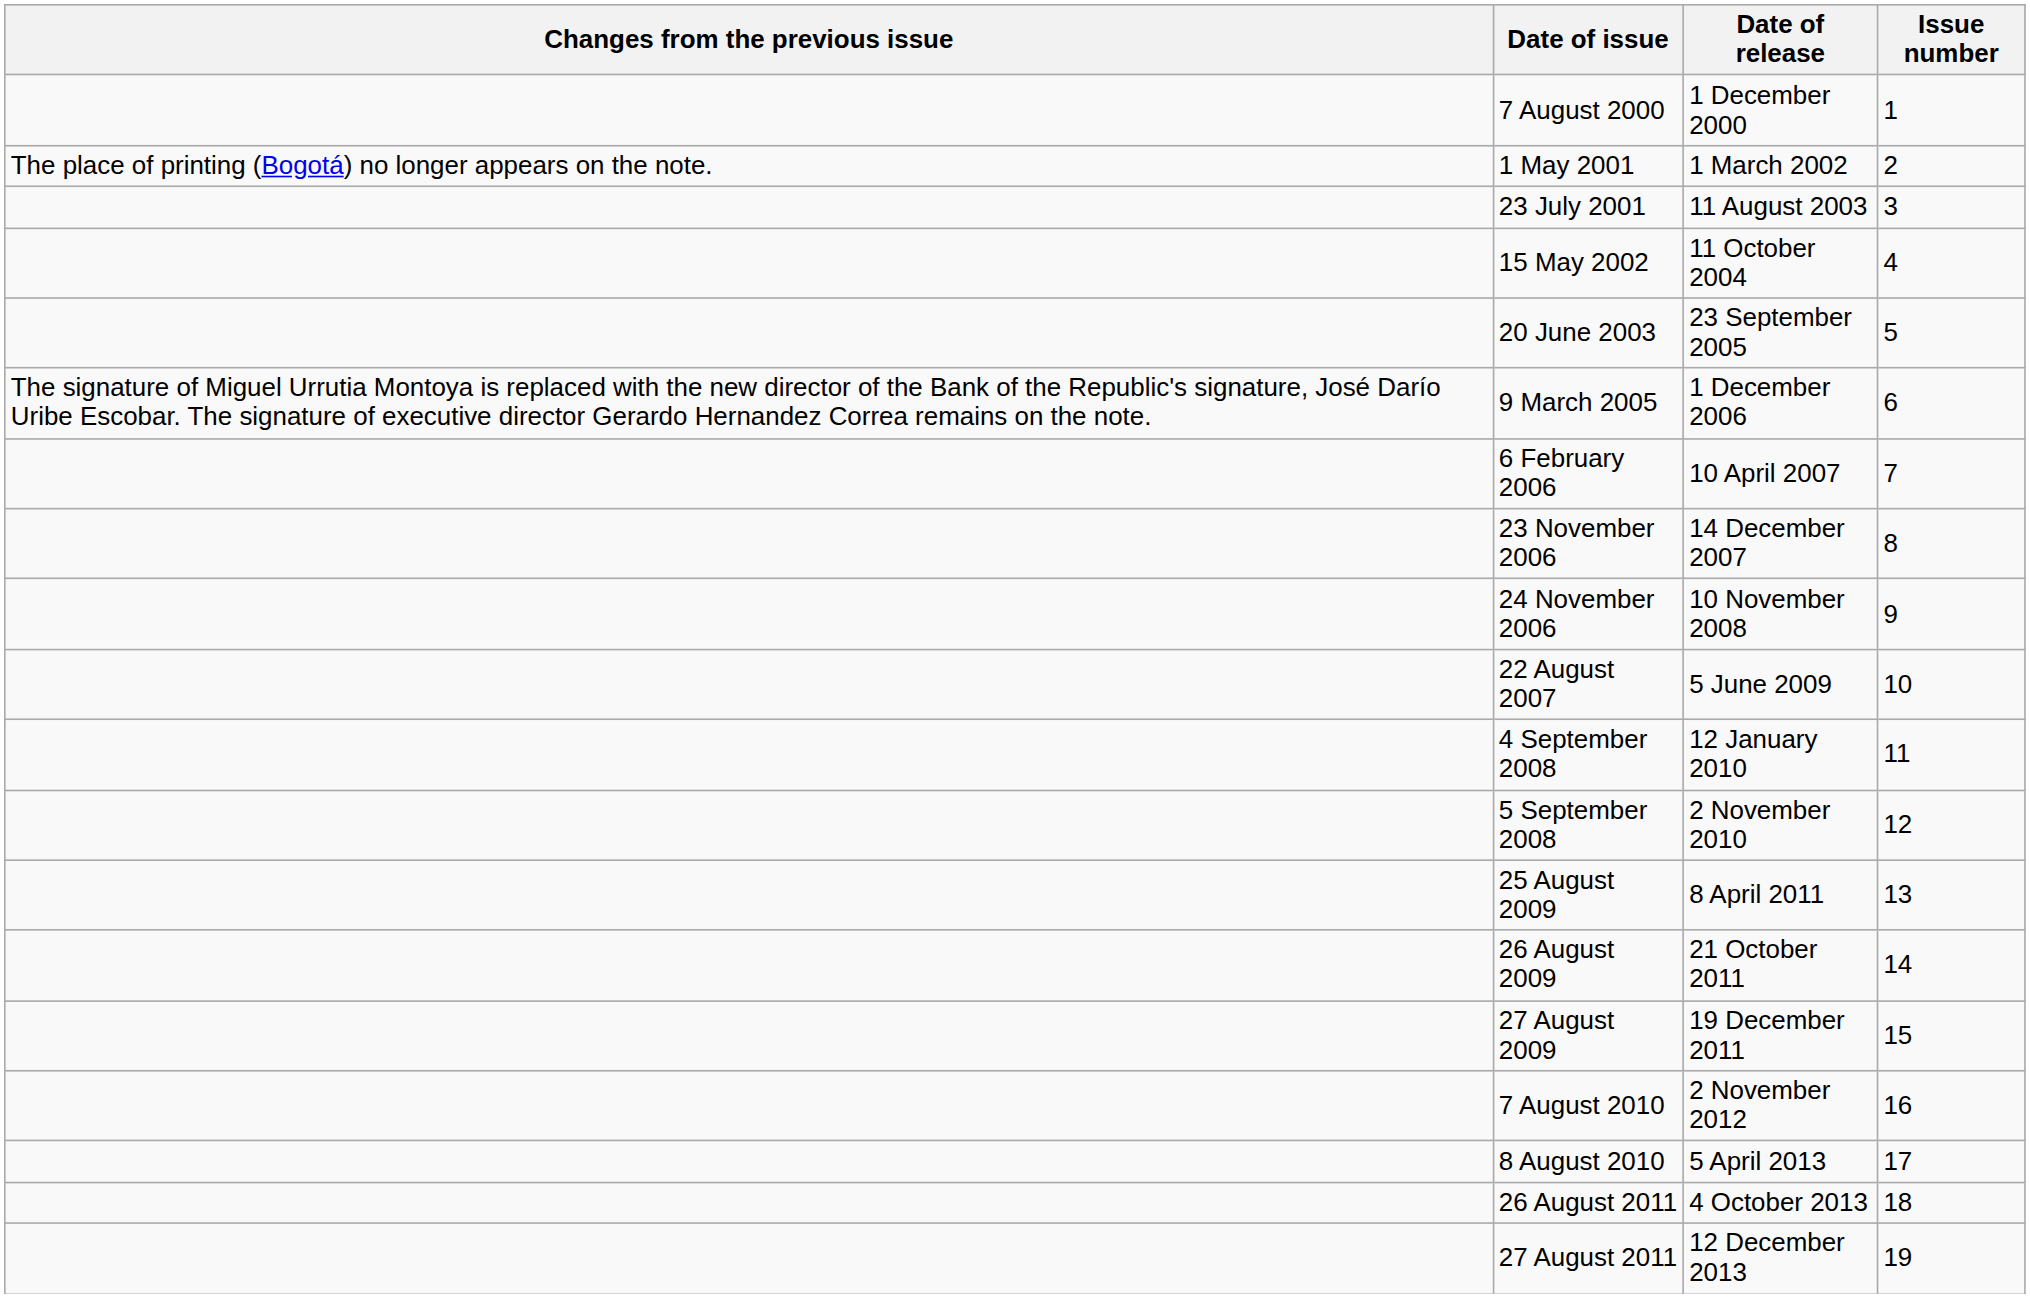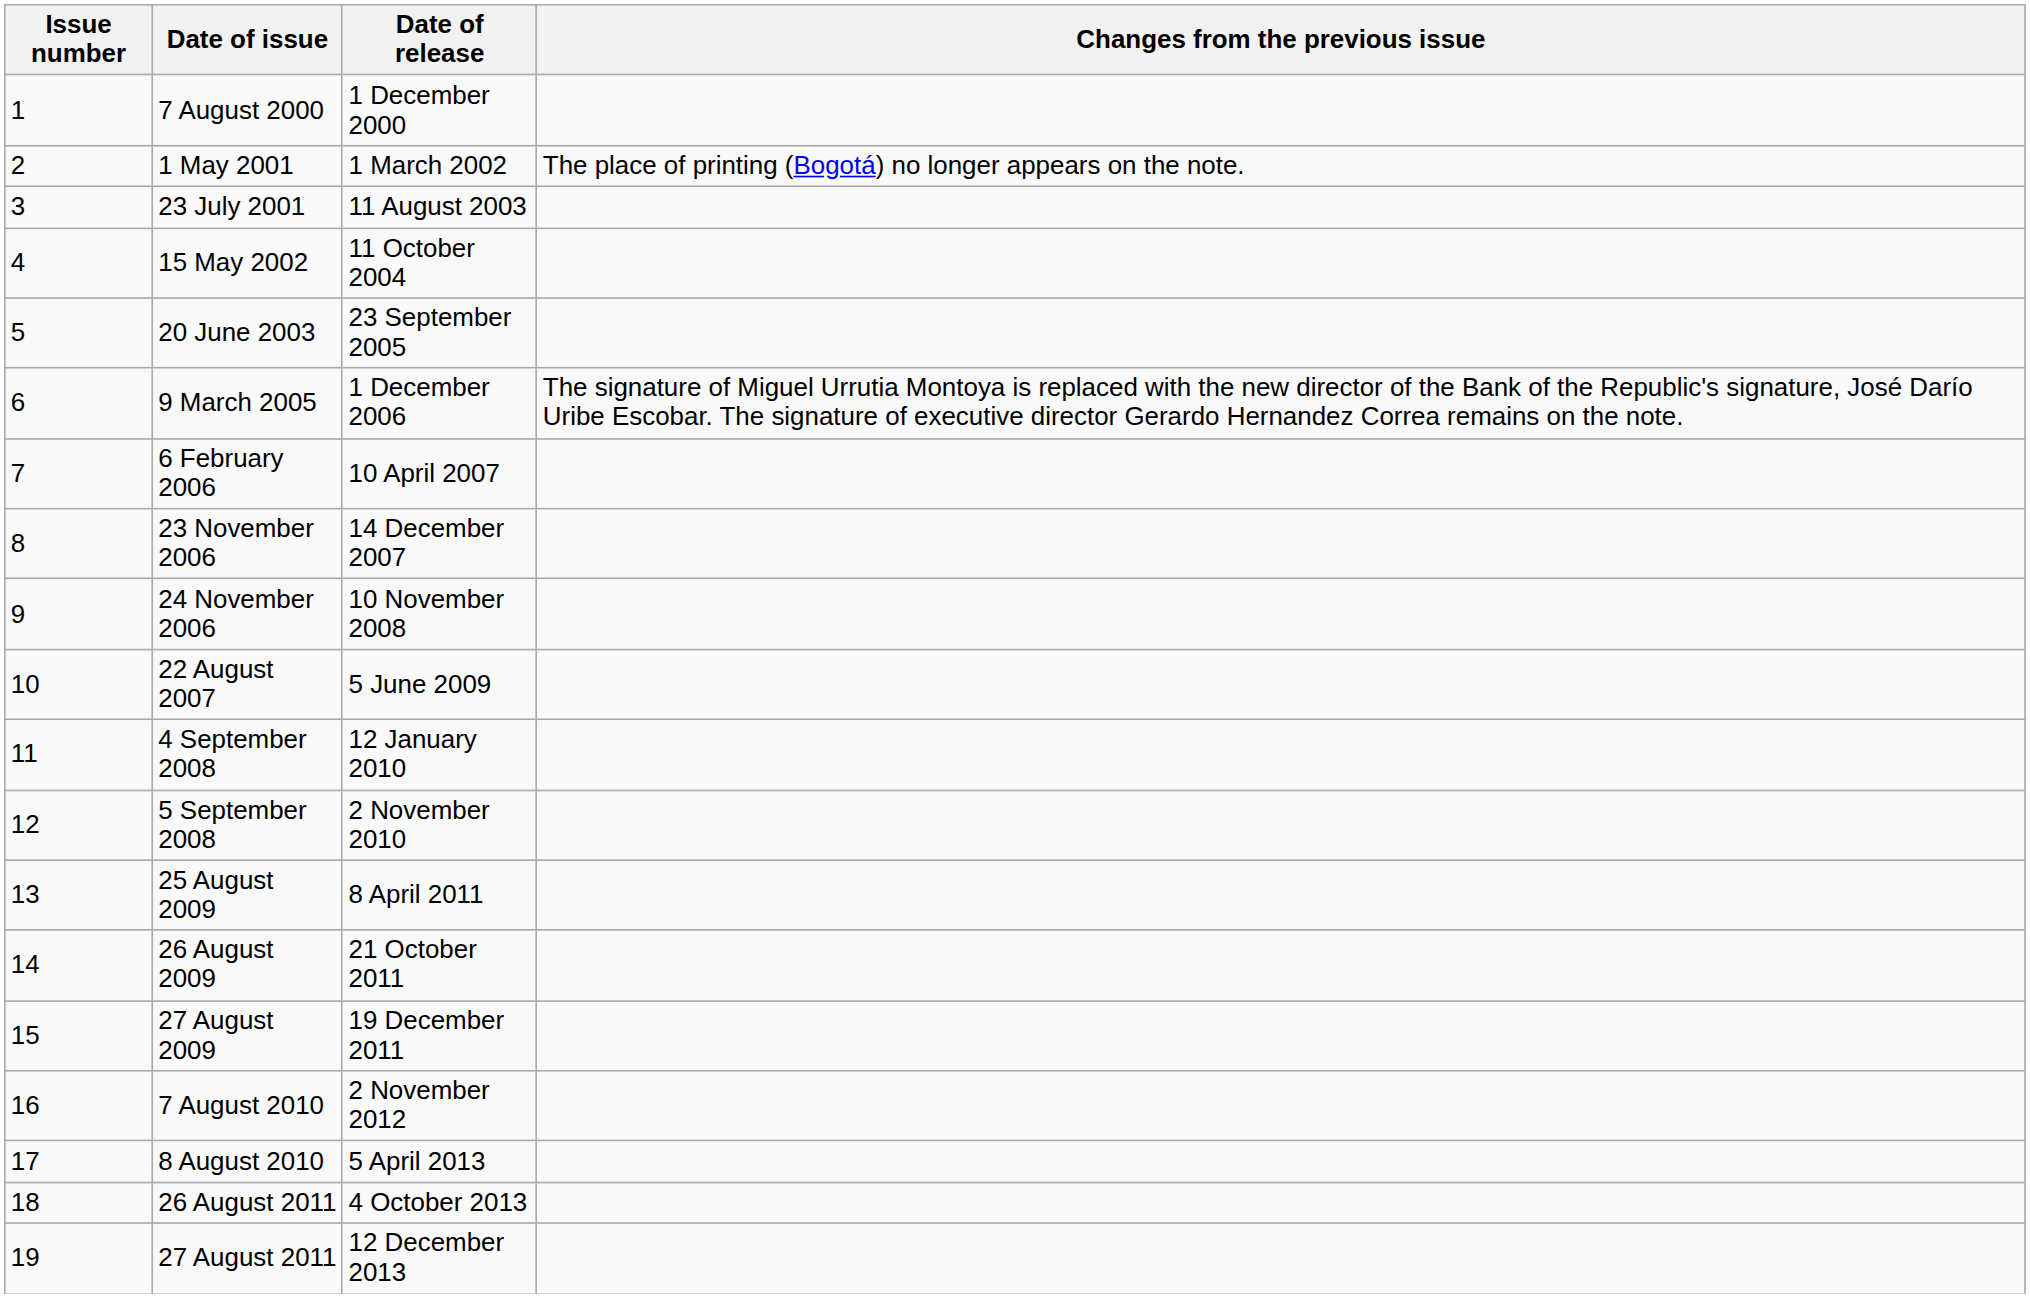columns swapped: (1951, 39) <-> (749, 39)
